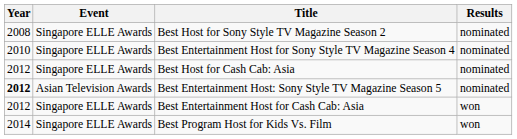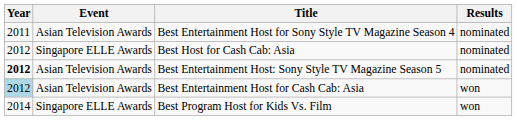- row: (272, 32)
(19, 50) 2010 -> (19, 32) 2011
(94, 50) Singapore ELLE Awards -> (94, 32) Asian Television Awards
(19, 106) no background -> (19, 87) lightblue background
(94, 106) Singapore ELLE Awards -> (94, 87) Asian Television Awards
